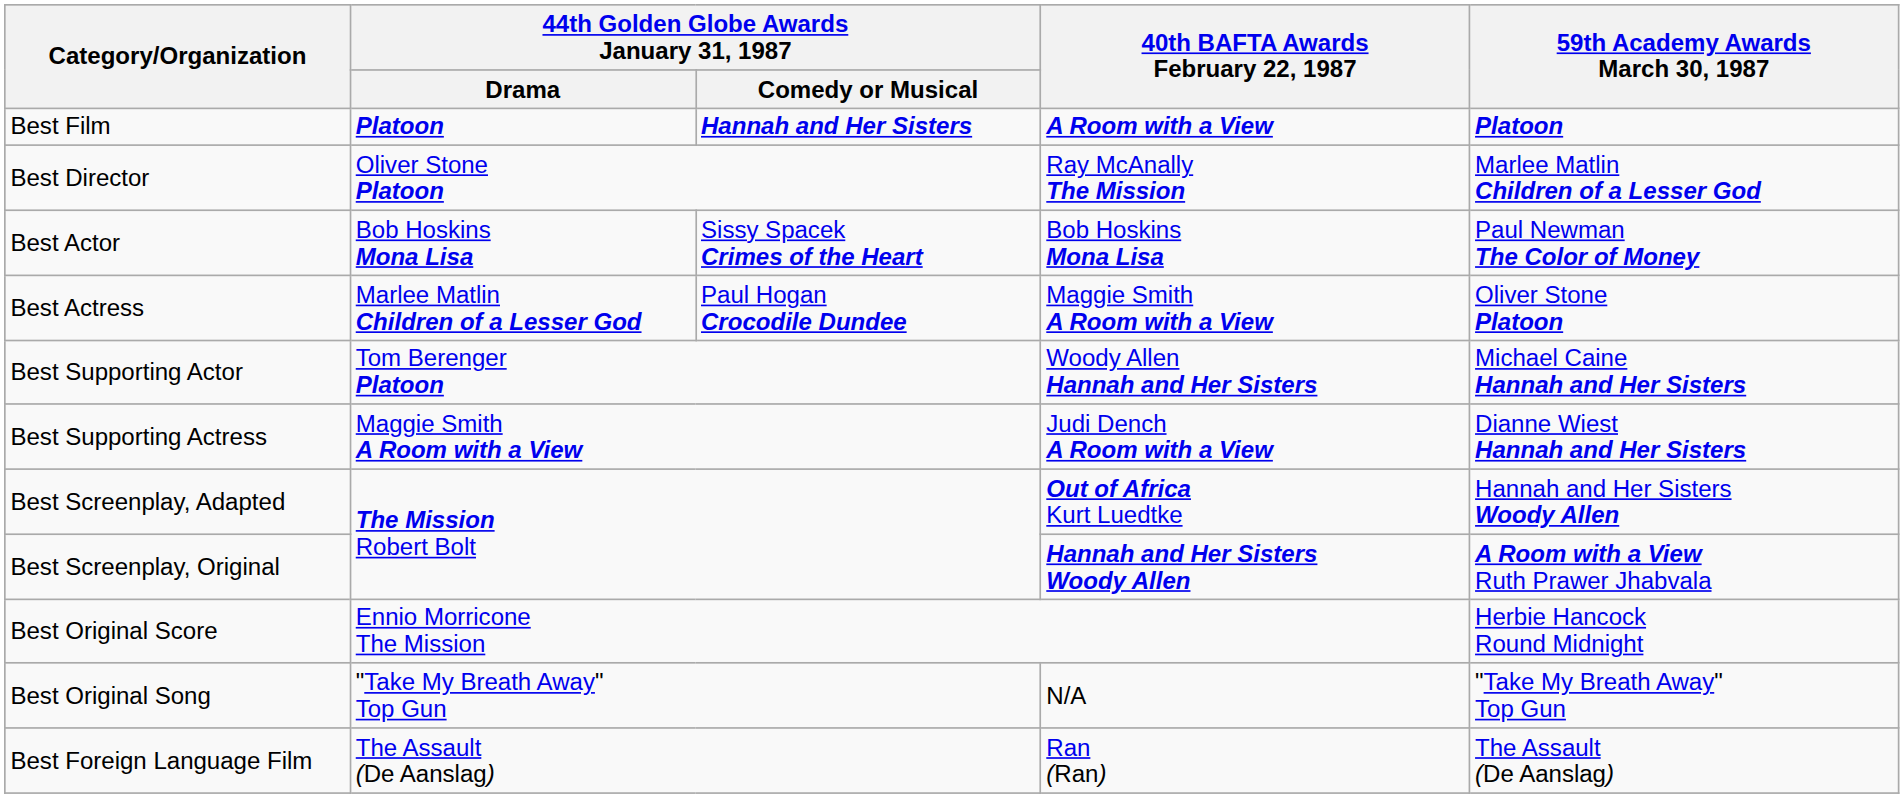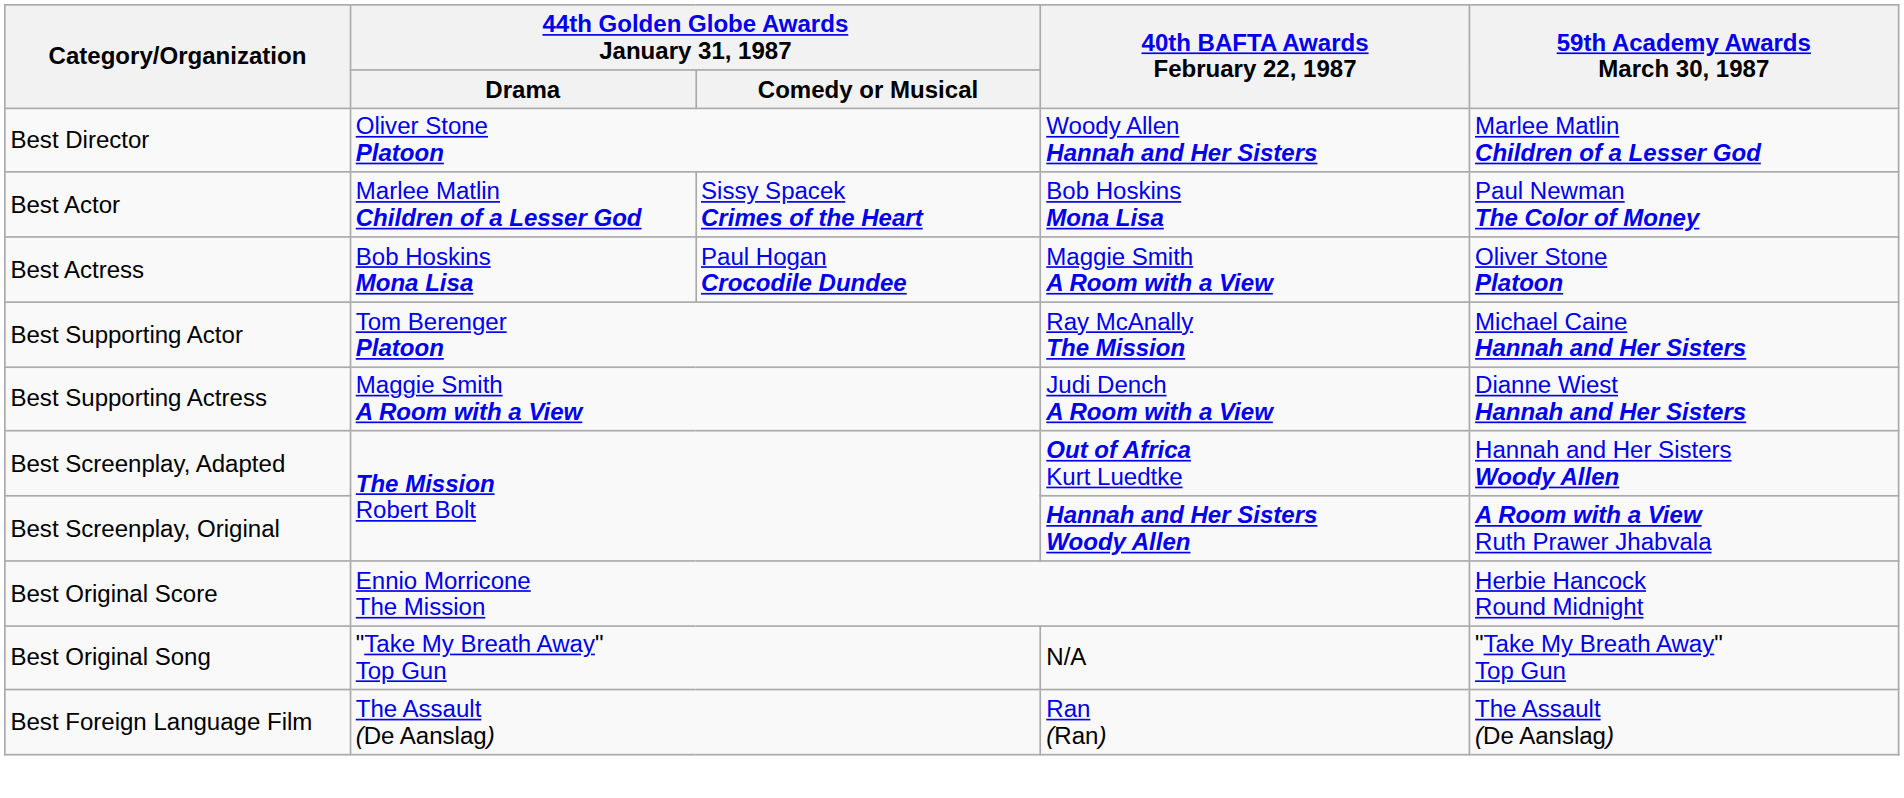- row: (61, 127)
(1120, 178) Ray McAnally The Mission -> (1182, 140) Woody Allen Hannah and Her Sisters
(423, 243) Bob Hoskins Mona Lisa -> (499, 205) Marlee Matlin Children of a Lesser God
(499, 308) Marlee Matlin Children of a Lesser God -> (423, 270) Bob Hoskins Mona Lisa
(1182, 372) Woody Allen Hannah and Her Sisters -> (1120, 334) Ray McAnally The Mission
